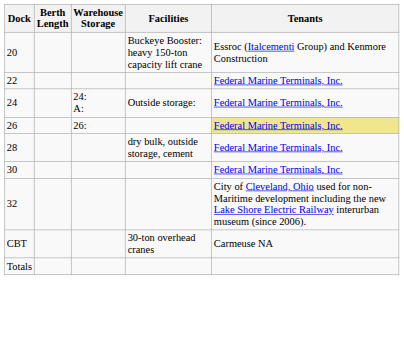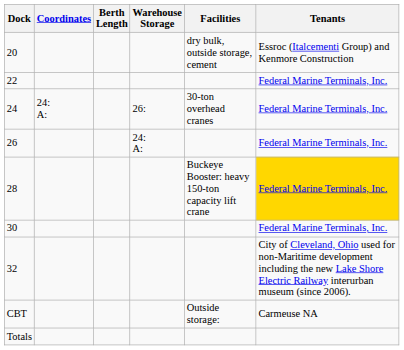+ column: (64, 18)
(165, 52) Buckeye Booster: heavy 150-ton capacity lift crane -> (219, 52) dry bulk, outside storage, cement
(80, 103) 24: A: -> (139, 109) 26:
(162, 103) Outside storage: -> (206, 109) 30-ton overhead cranes
(80, 125) 26: -> (139, 143) 24: A:
(278, 125) khaki background -> (323, 143) no background
(163, 147) dry bulk, outside storage, cement -> (218, 188) Buckeye Booster: heavy 150-ton capacity lift crane
(278, 147) no background -> (323, 188) gold background
(162, 244) 30-ton overhead cranes -> (203, 314) Outside storage:
